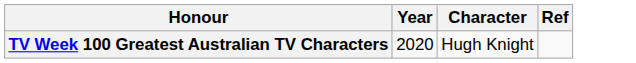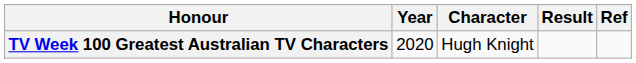+ column: (567, 17)
